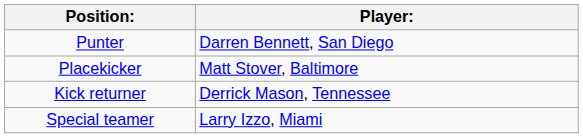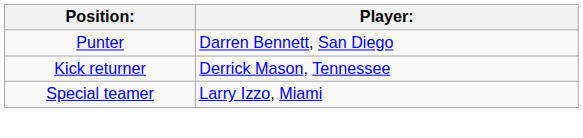- row: (100, 68)
